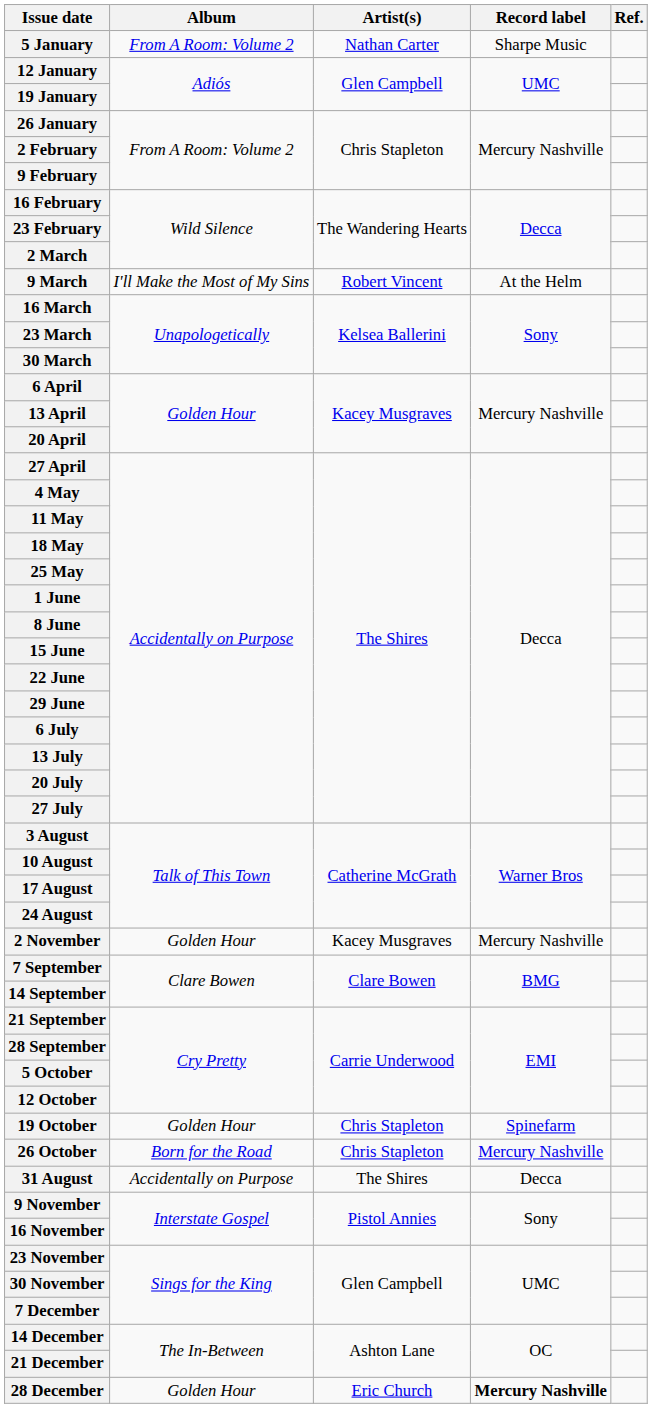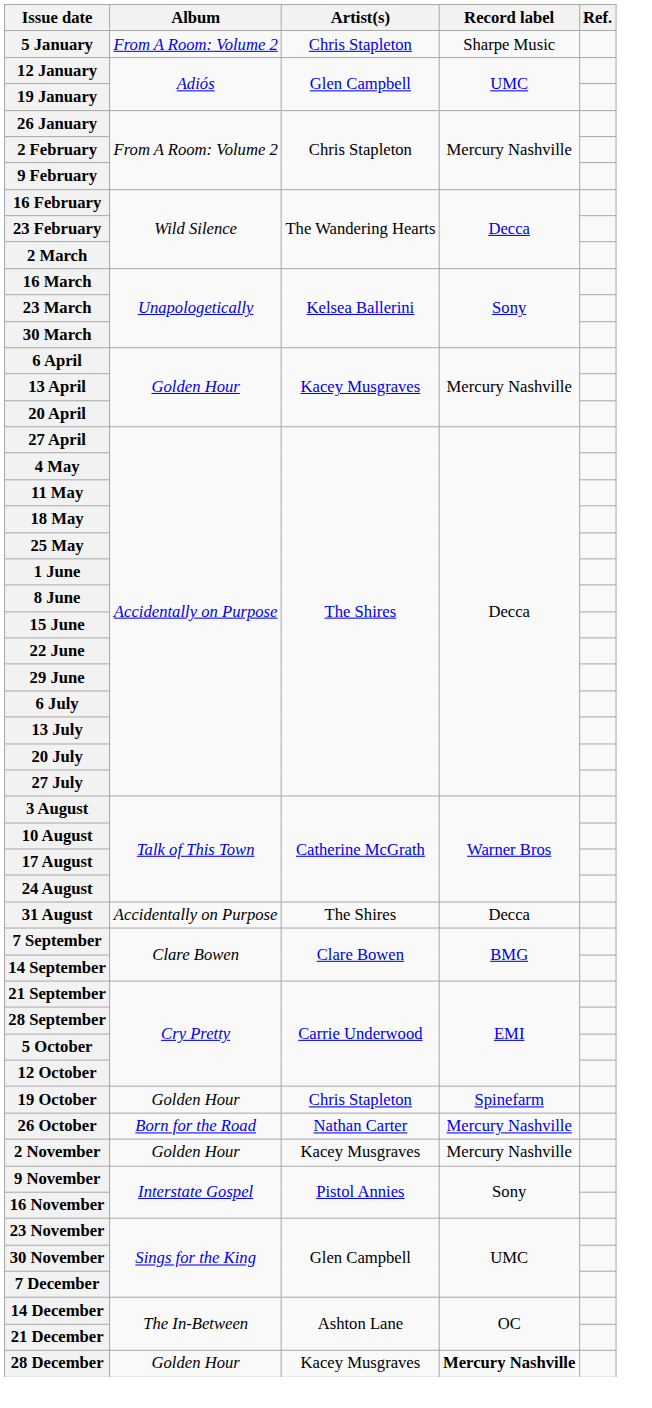(392, 44) Nathan Carter -> (360, 44) Chris Stapleton
- row: (57, 281)
rows swapped: (57, 1178) <-> (57, 941)
(392, 1152) Chris Stapleton -> (360, 1126) Nathan Carter
(392, 1389) Eric Church -> (360, 1363) Kacey Musgraves
